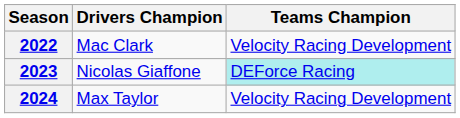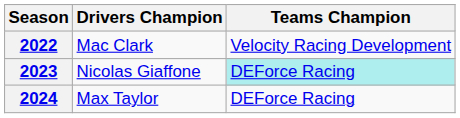(341, 98) Velocity Racing Development -> (293, 98) DEForce Racing
